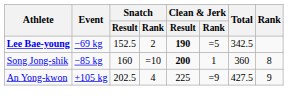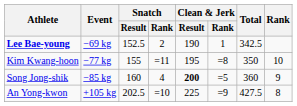(183, 44) bold -> (192, 44) normal
(214, 44) =5 -> (223, 44) 1
+ row: (43, 61)
(153, 61) =10 -> (162, 77) 4
(214, 61) 1 -> (223, 77) =5
(269, 61) 8 -> (278, 77) 9
(153, 77) 4 -> (162, 94) =10
(269, 77) 9 -> (278, 94) 8
